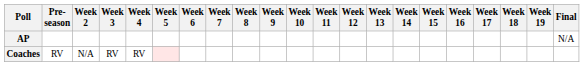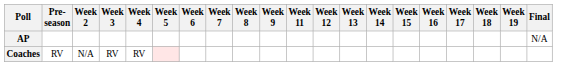- column: (300, 18)
